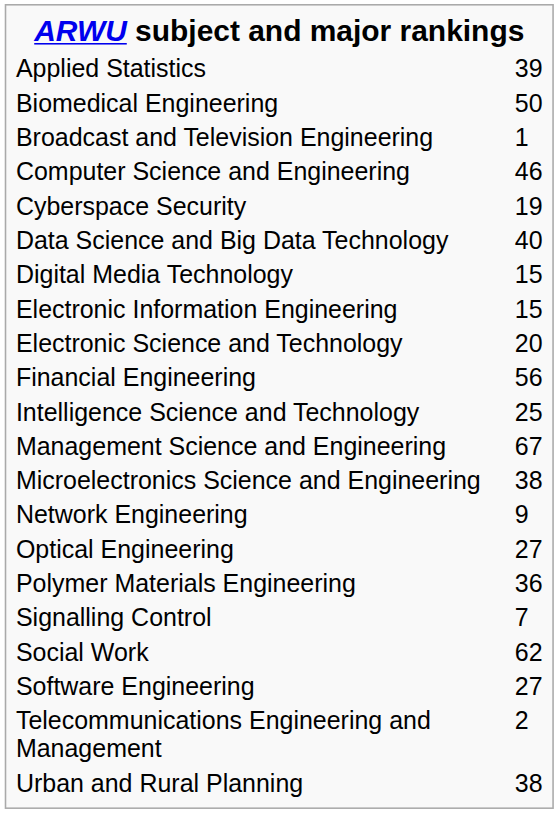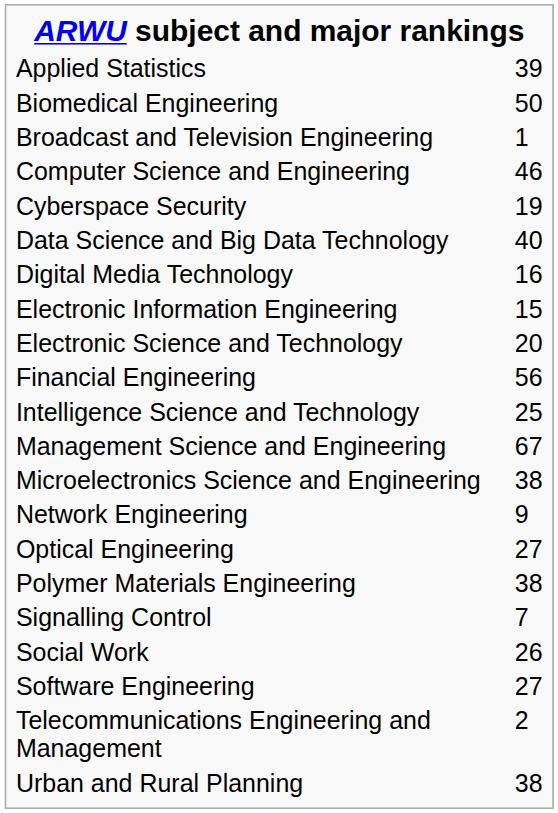(529, 275) 15 -> (529, 275) 16
(529, 584) 36 -> (529, 584) 38
(529, 652) 62 -> (529, 652) 26
